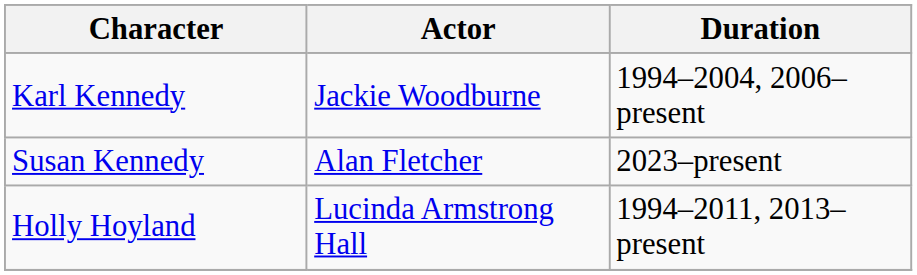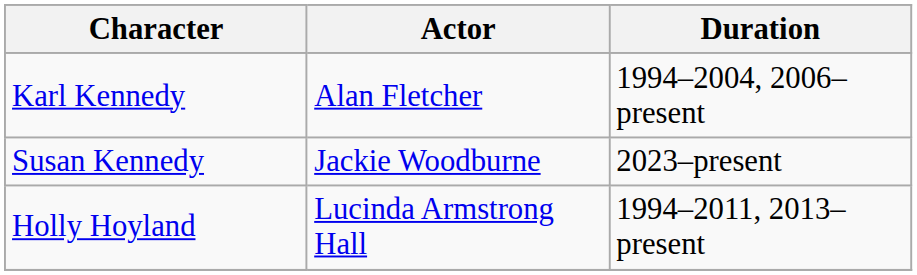(427, 94) Jackie Woodburne -> (398, 94) Alan Fletcher
(398, 160) Alan Fletcher -> (427, 160) Jackie Woodburne
